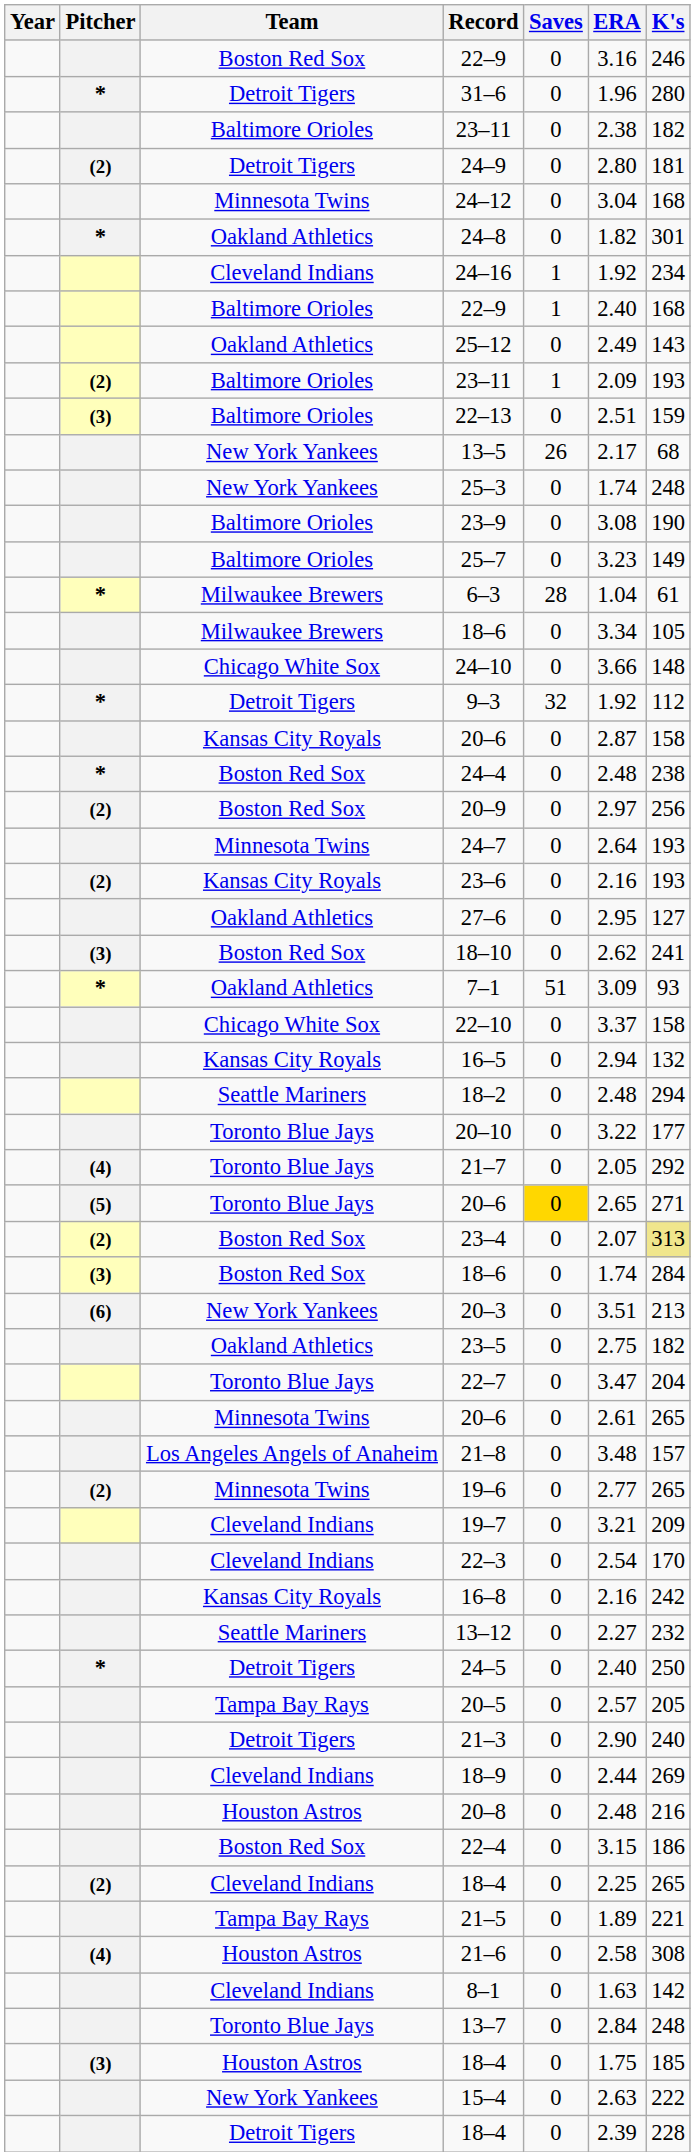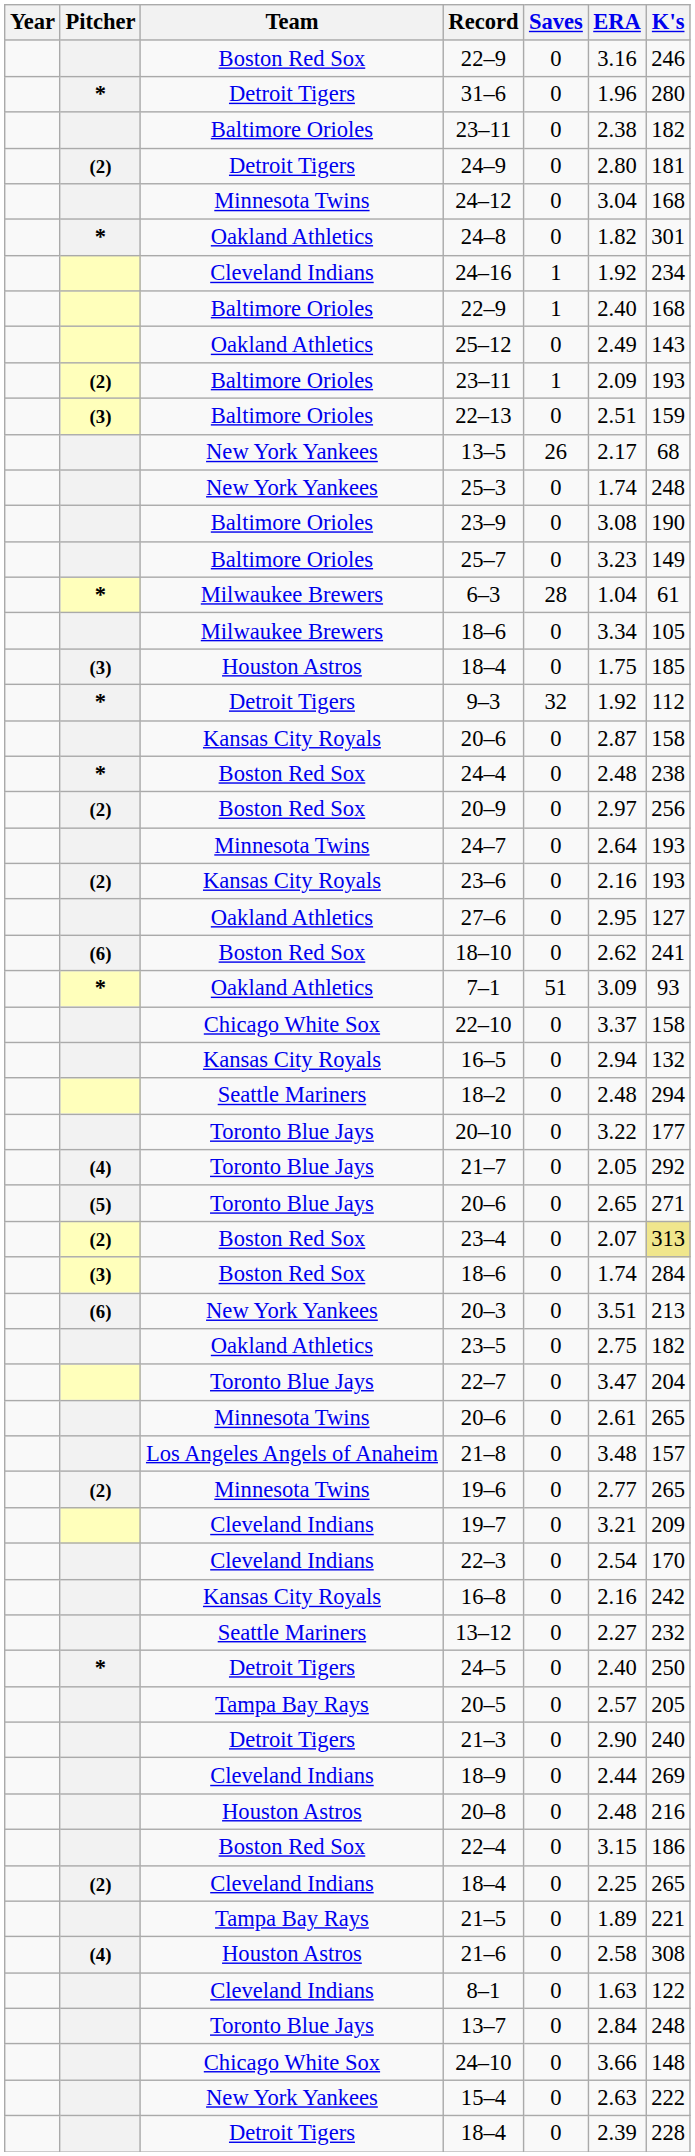rows swapped: (292, 666) <-> (292, 2061)
(100, 954) (3) -> (100, 954) (6)
(556, 1203) gold background -> (556, 1203) no background
(668, 1990) 142 -> (668, 1990) 122
